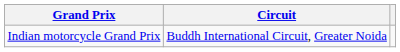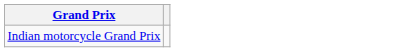- column: (277, 14)
